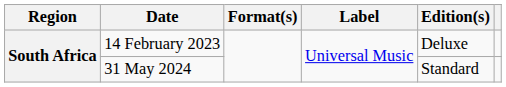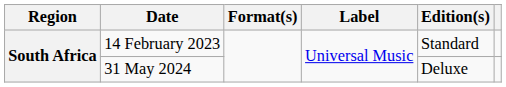(444, 43) Deluxe -> (450, 43) Standard
(450, 69) Standard -> (444, 69) Deluxe
